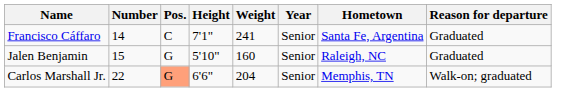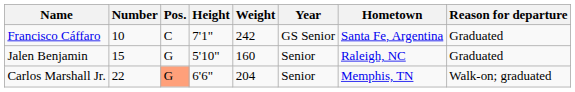(118, 35) 14 -> (118, 35) 10
(245, 35) 241 -> (245, 35) 242
(298, 35) Senior -> (308, 35) GS Senior
